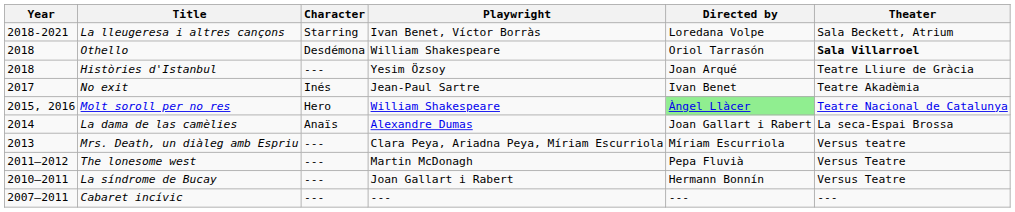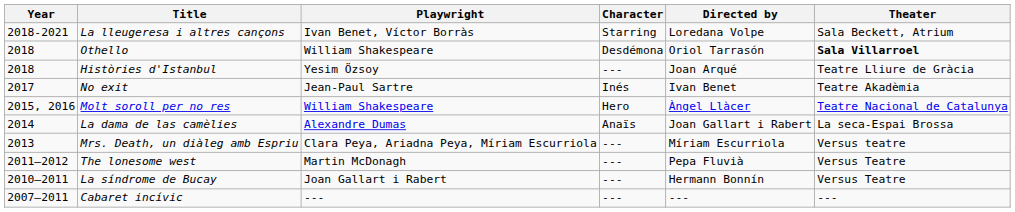columns swapped: (335, 14) <-> (517, 14)
(710, 106) lightgreen background -> (710, 106) no background
